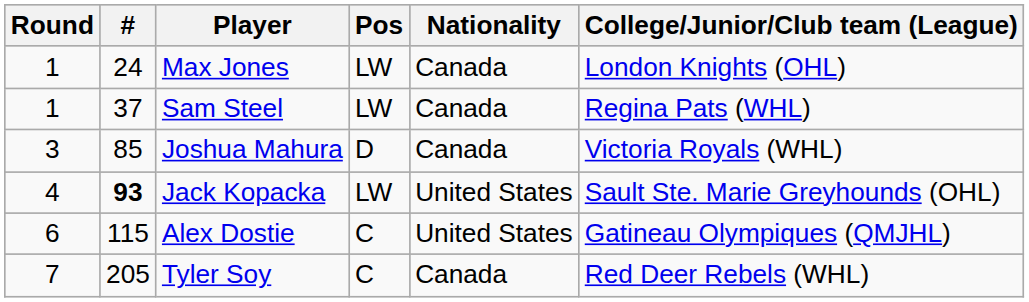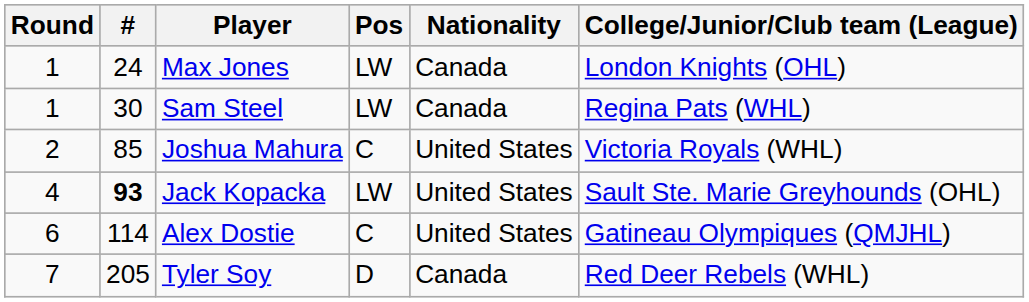(128, 108) 37 -> (128, 108) 30
(52, 150) 3 -> (52, 150) 2
(364, 150) D -> (364, 150) C
(461, 150) Canada -> (494, 150) United States
(128, 233) 115 -> (128, 233) 114
(364, 274) C -> (364, 274) D
